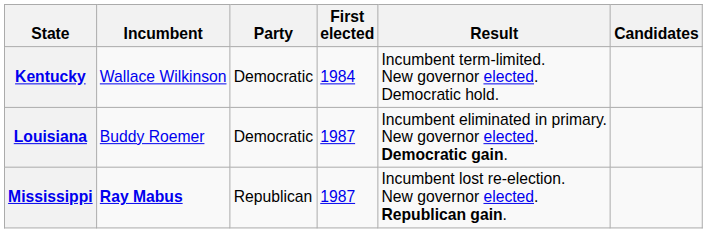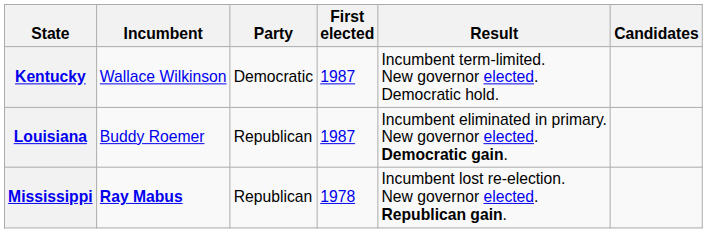(338, 77) 1984 -> (338, 77) 1987
(273, 137) Democratic -> (273, 137) Republican
(338, 197) 1987 -> (338, 197) 1978
